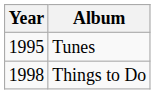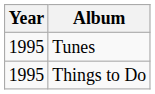(26, 74) 1998 -> (26, 74) 1995
